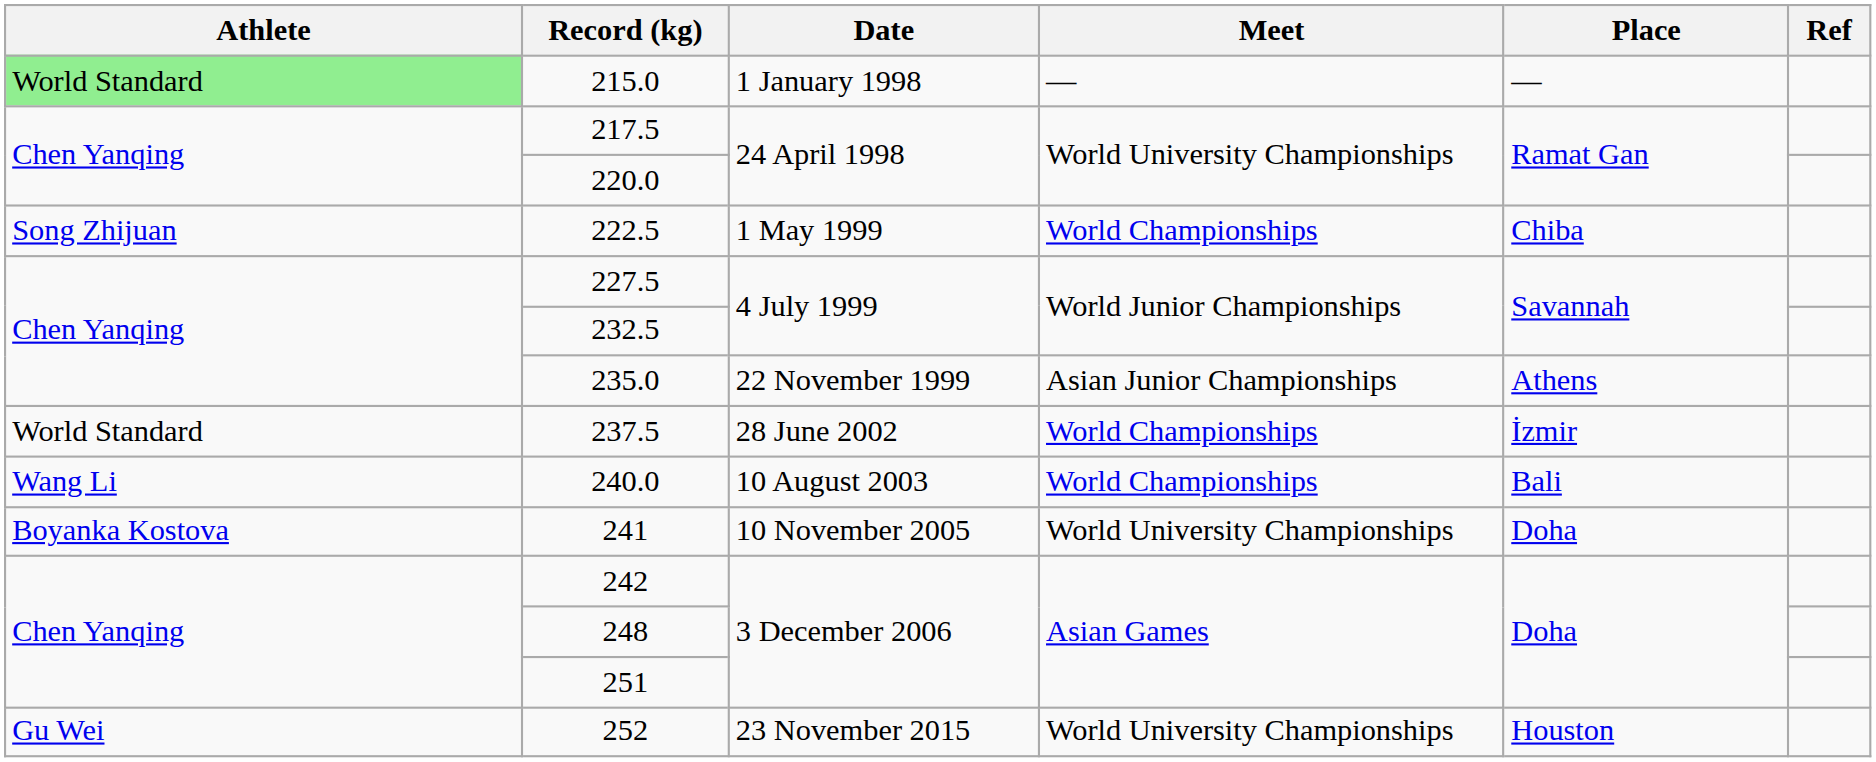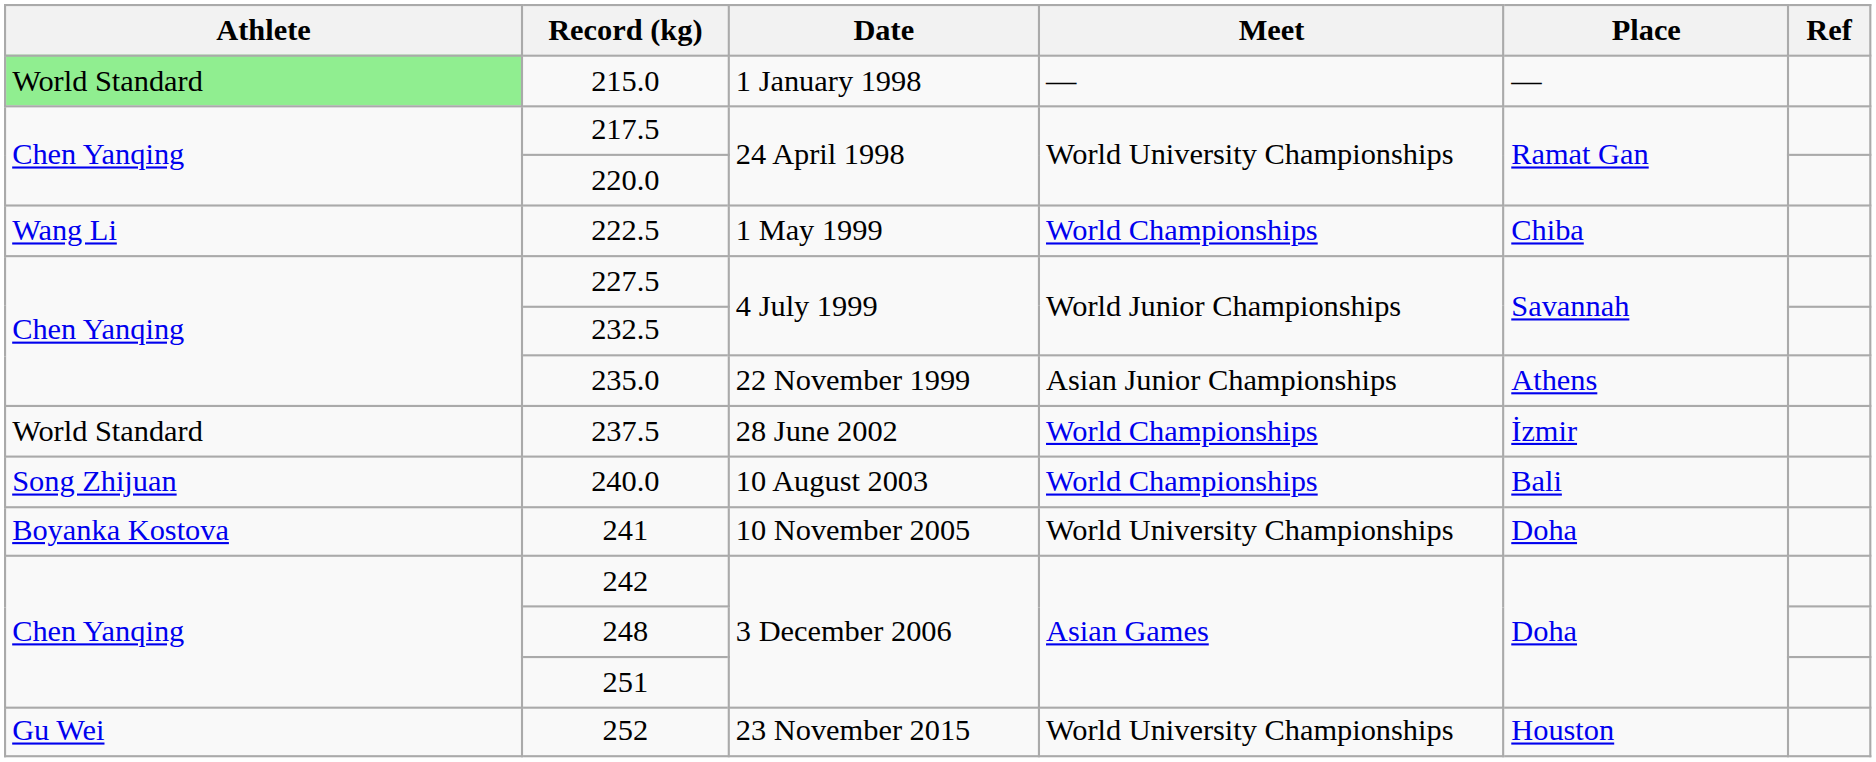(94, 230) Song Zhijuan -> (64, 230) Wang Li
(64, 480) Wang Li -> (94, 480) Song Zhijuan
